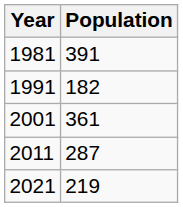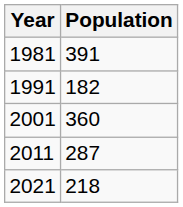(83, 119) 361 -> (83, 119) 360
(83, 185) 219 -> (83, 185) 218
